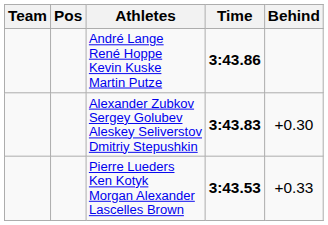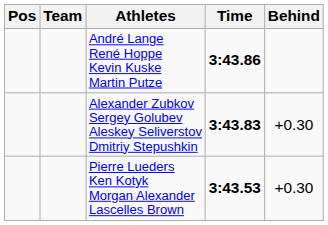columns swapped: (68, 16) <-> (28, 16)
(294, 188) +0.33 -> (294, 188) +0.30
